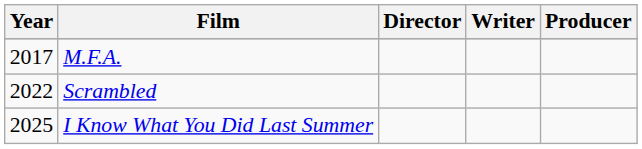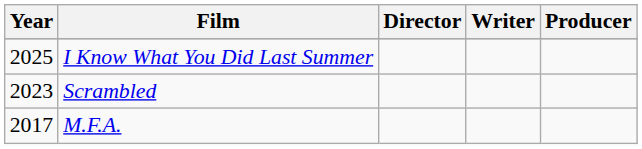rows swapped: (92, 56) <-> (218, 125)
(31, 90) 2022 -> (31, 90) 2023
